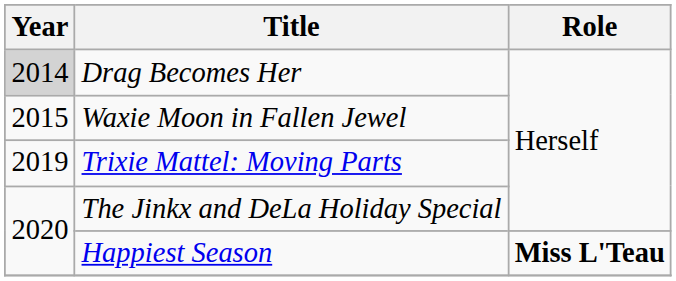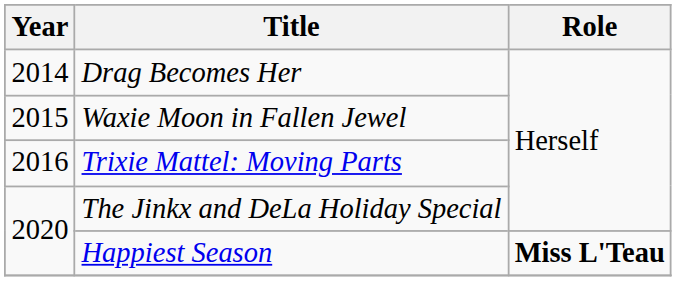(40, 72) lightgrey background -> (40, 72) no background
(40, 162) 2019 -> (40, 162) 2016
